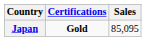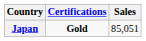(125, 28) 85,095 -> (125, 28) 85,051
